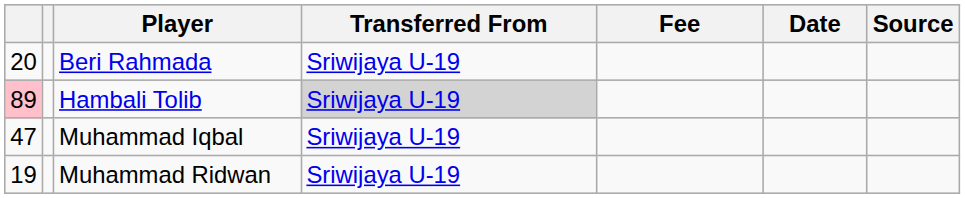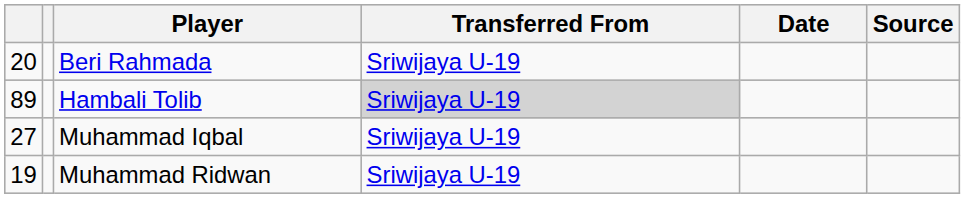- column: (680, 24)
(24, 99) pink background -> (24, 99) no background
(24, 137) 47 -> (24, 137) 27
